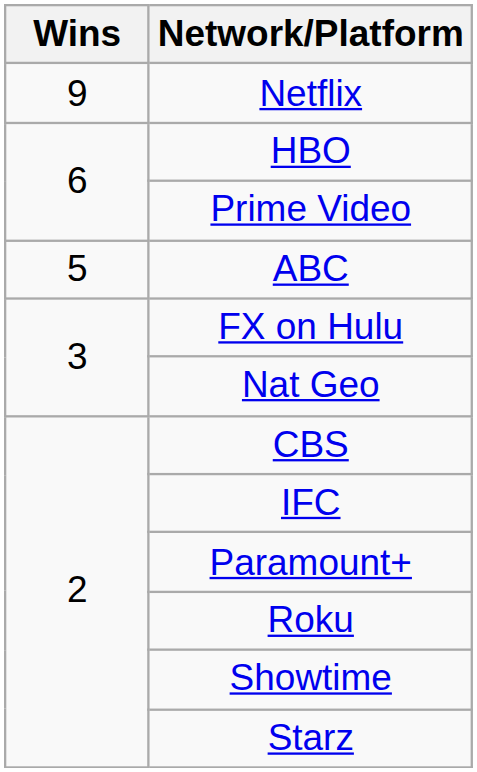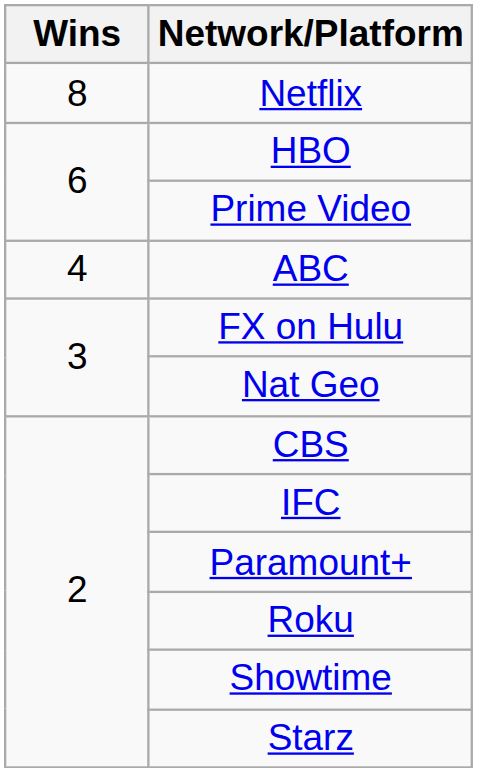(77, 92) 9 -> (77, 92) 8
(77, 268) 5 -> (77, 268) 4
